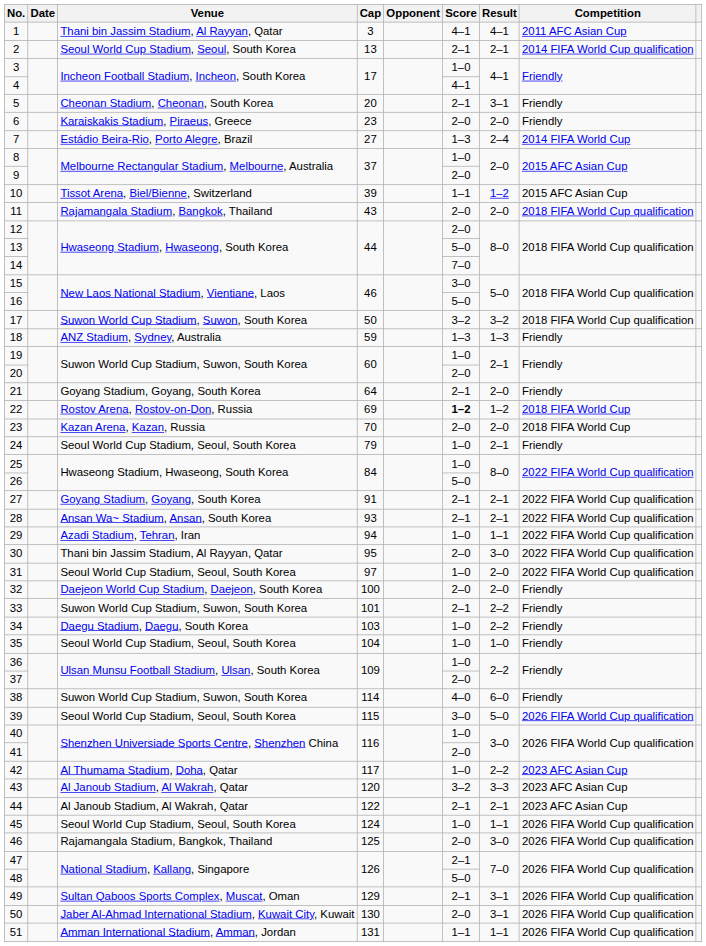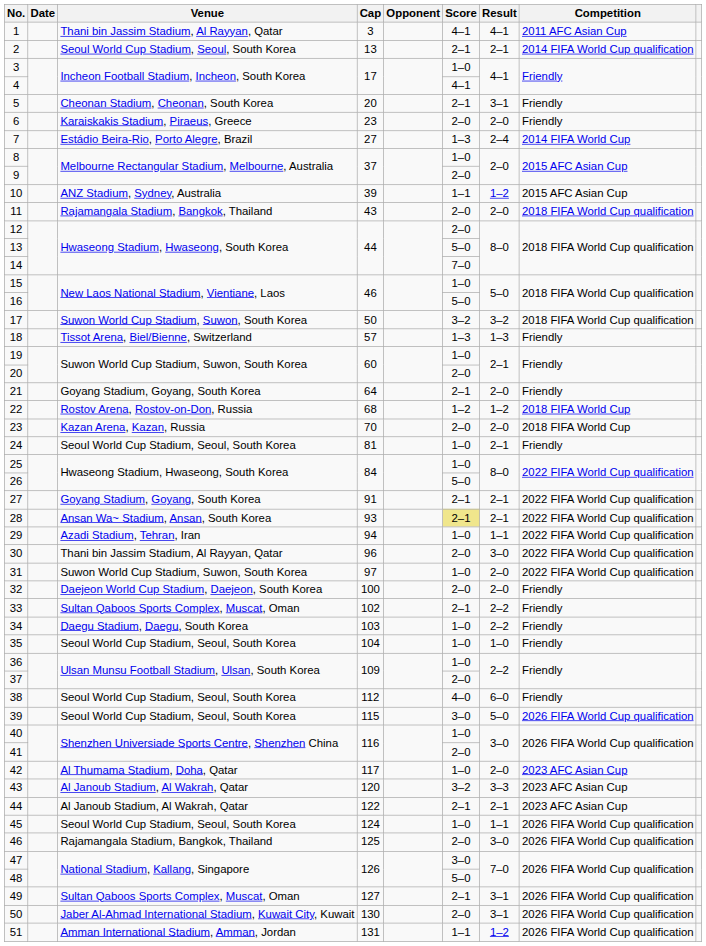(156, 193) Tissot Arena, Biel/Bienne, Switzerland -> (141, 193) ANZ Stadium, Sydney, Australia
(461, 283) 3–0 -> (461, 283) 1–0
(141, 337) ANZ Stadium, Sydney, Australia -> (156, 337) Tissot Arena, Biel/Bienne, Switzerland
(370, 337) 59 -> (370, 337) 57
(370, 409) 69 -> (370, 409) 68
(461, 409) bold -> (461, 409) normal
(370, 445) 79 -> (370, 445) 81
(461, 517) no background -> (461, 517) khaki background
(370, 553) 95 -> (370, 553) 96
(178, 572) Seoul World Cup Stadium, Seoul, South Korea -> (184, 572) Suwon World Cup Stadium, Suwon, South Korea
(184, 608) Suwon World Cup Stadium, Suwon, South Korea -> (180, 608) Sultan Qaboos Sports Complex, Muscat, Oman
(370, 608) 101 -> (370, 608) 102
(184, 698) Suwon World Cup Stadium, Suwon, South Korea -> (178, 698) Seoul World Cup Stadium, Seoul, South Korea
(370, 698) 114 -> (370, 698) 112
(499, 770) 2–2 -> (499, 770) 2–0
(461, 860) 2–1 -> (461, 860) 3–0
(370, 896) 129 -> (370, 896) 127
(499, 932) 1–1 -> (499, 932) 1–2
